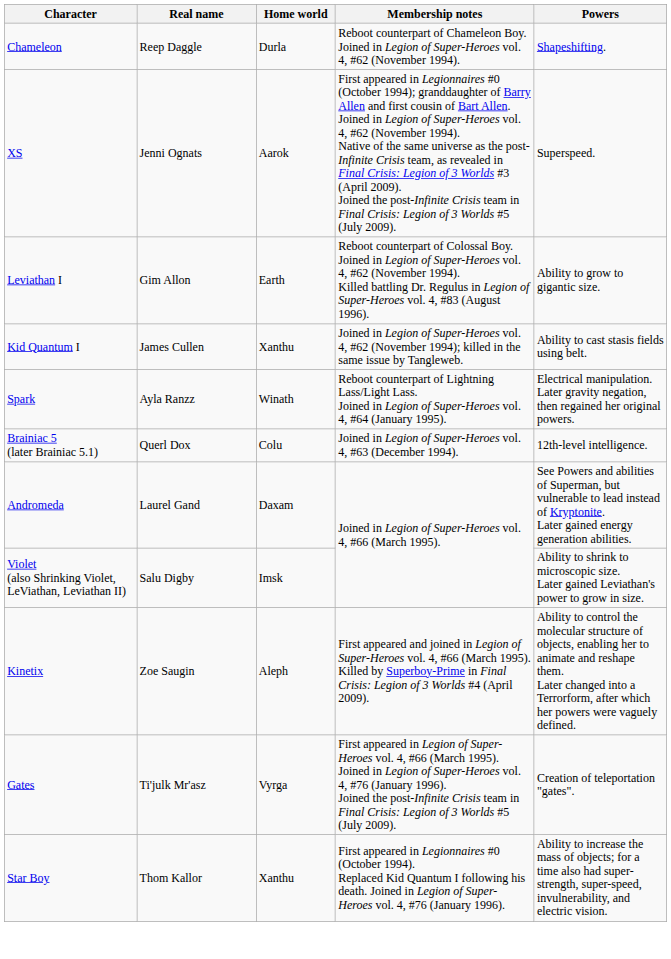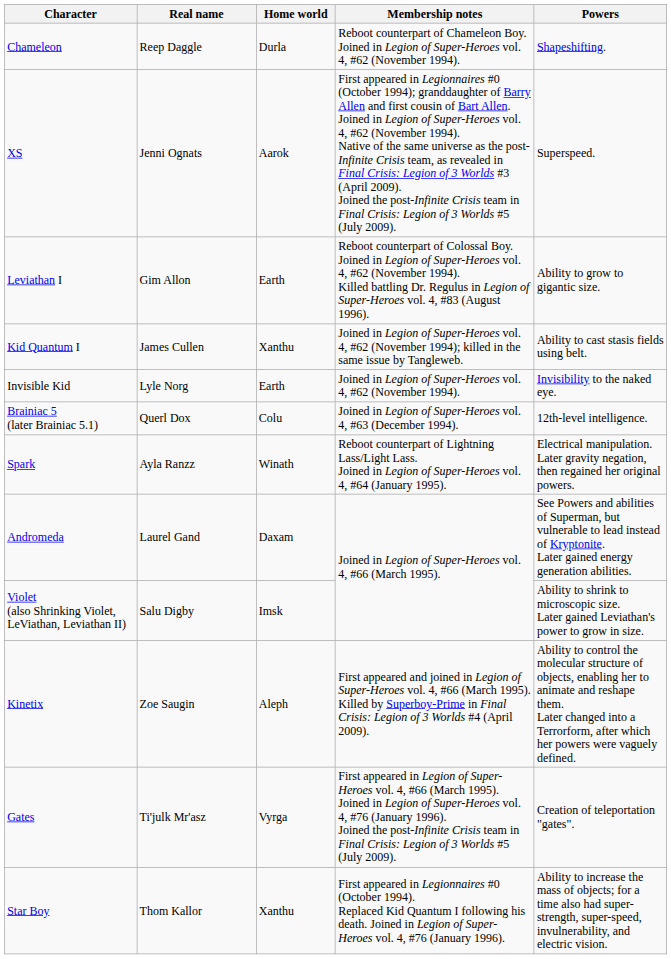+ row: (39, 385)
rows swapped: (53, 445) <-> (21, 399)
